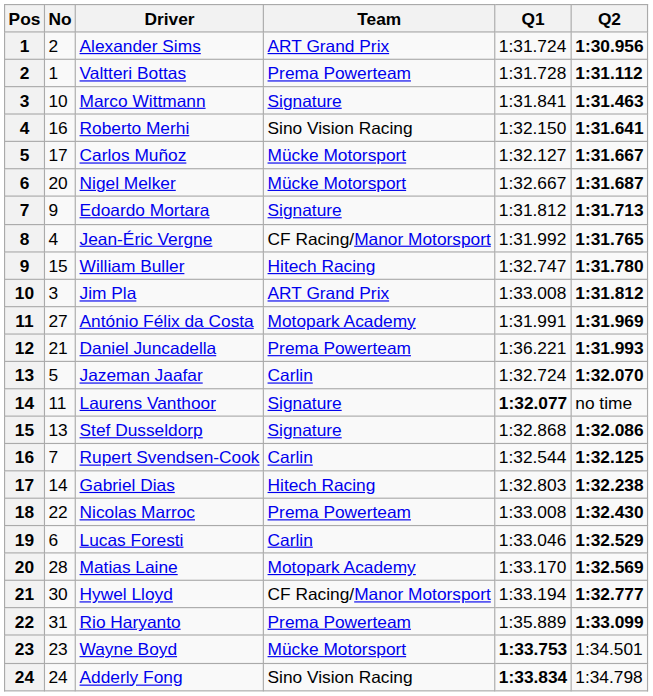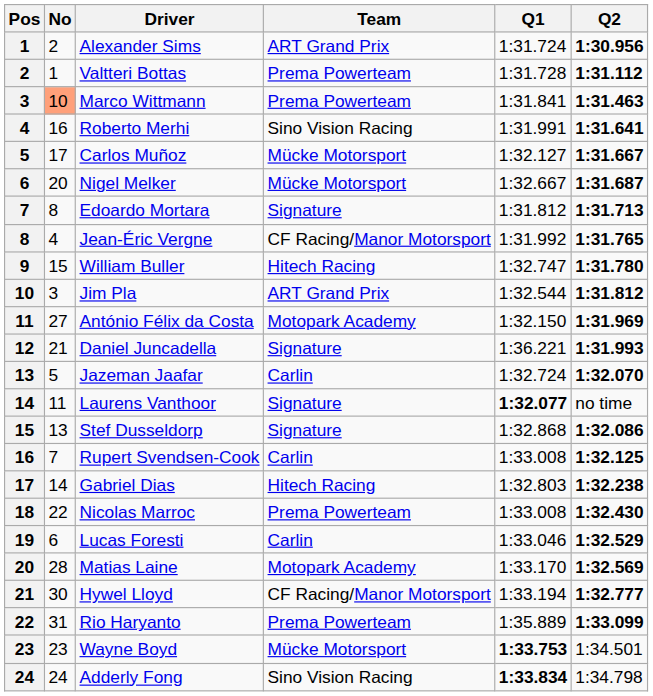(58, 101) no background -> (58, 101) lightsalmon background
(305, 101) Signature -> (339, 101) Prema Powerteam
(533, 128) 1:32.150 -> (533, 128) 1:31.991
(53, 210) 9 -> (53, 210) 8
(533, 293) 1:33.008 -> (533, 293) 1:32.544
(533, 320) 1:31.991 -> (533, 320) 1:32.150
(339, 348) Prema Powerteam -> (305, 348) Signature
(533, 457) 1:32.544 -> (533, 457) 1:33.008
